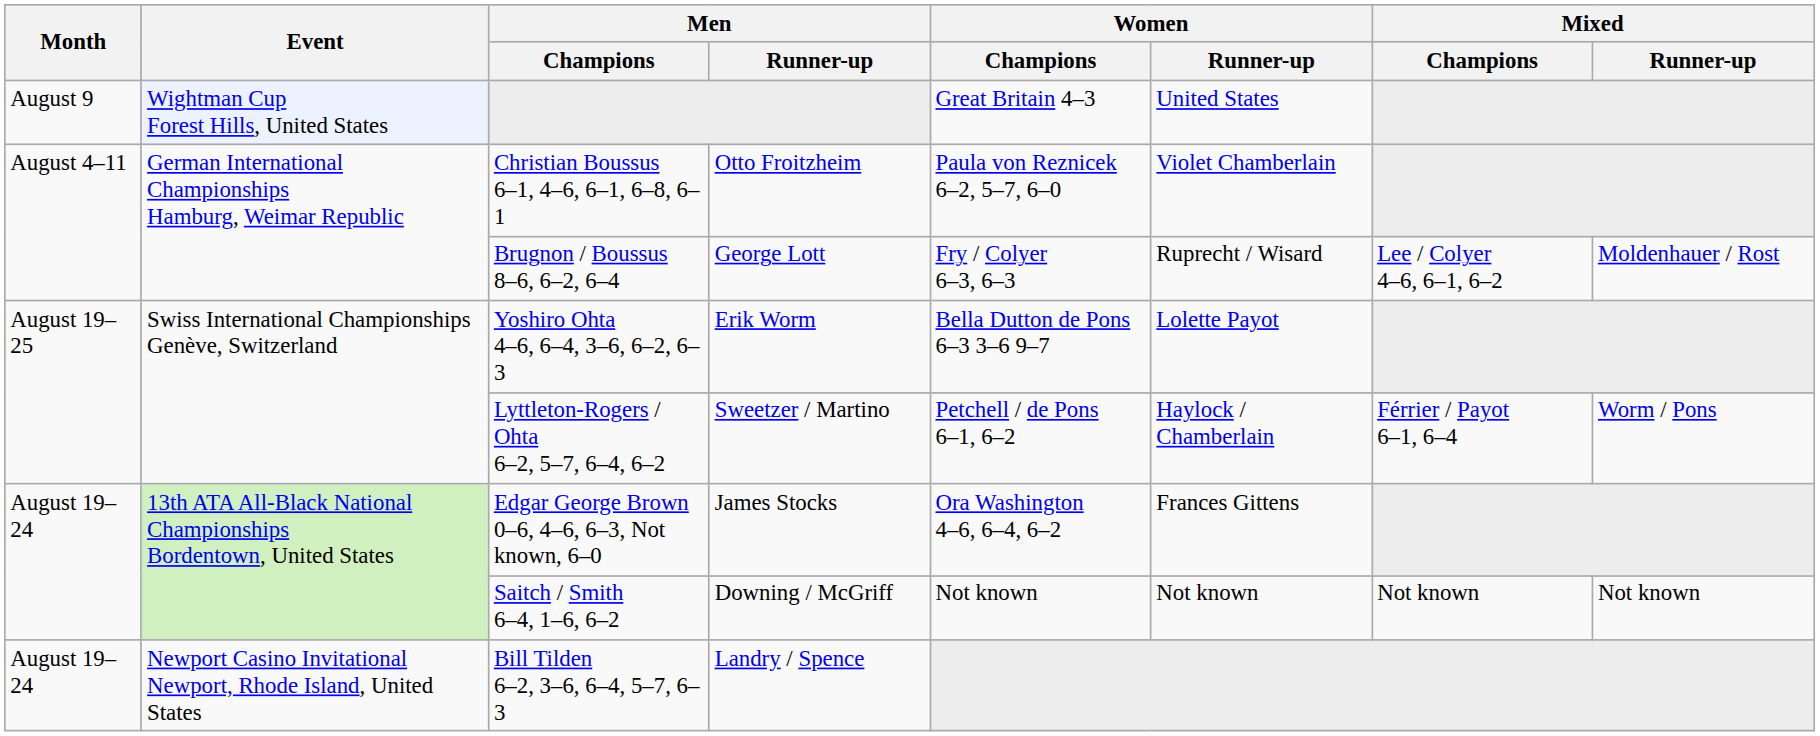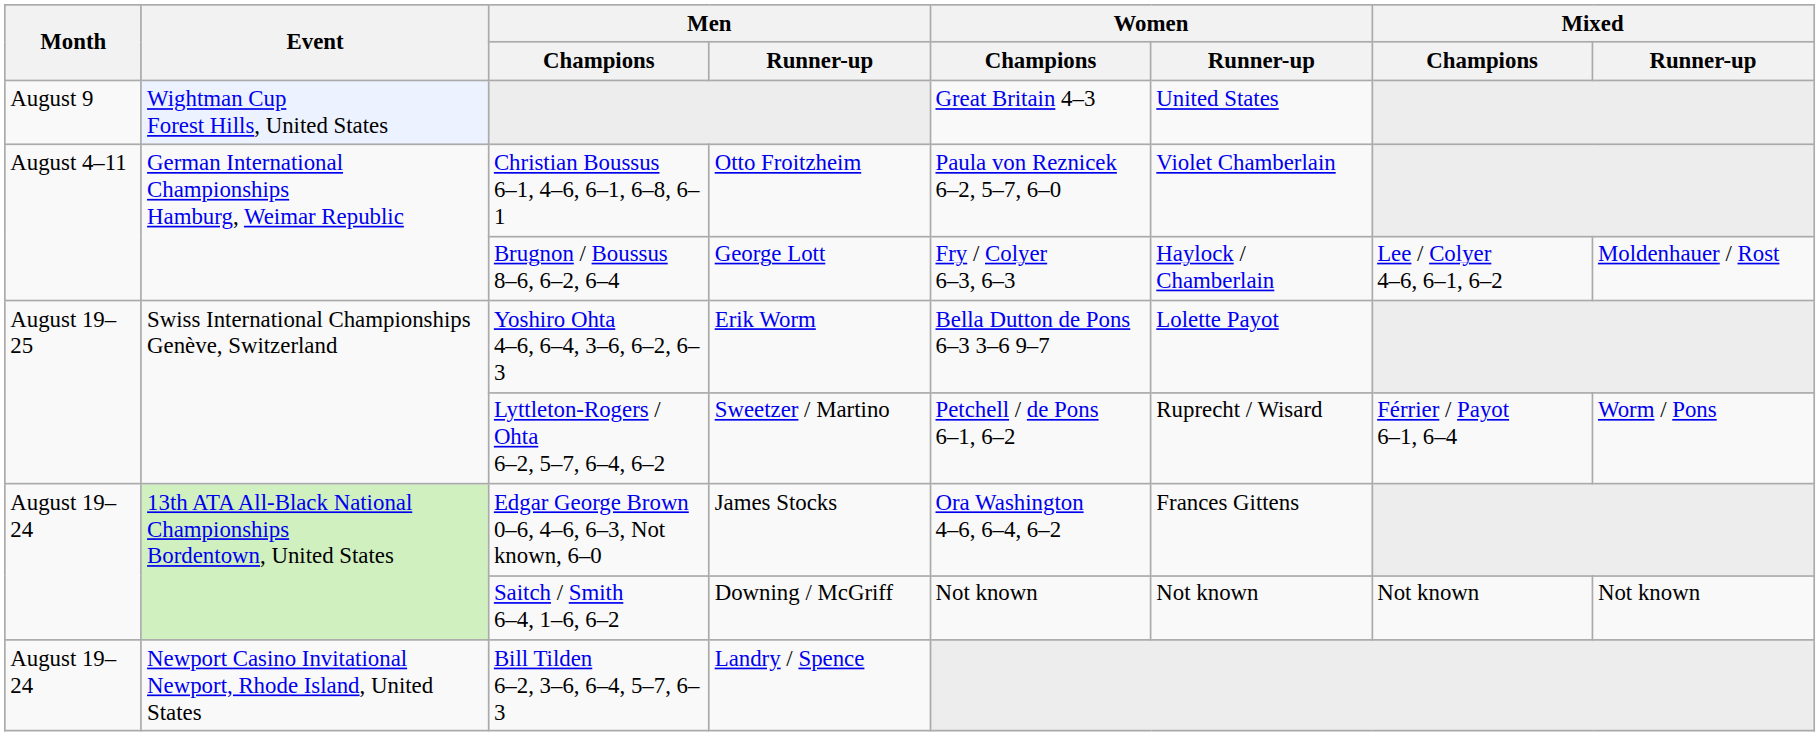(1239, 254) Ruprecht / Wisard -> (1215, 267) Haylock / Chamberlain
(1215, 423) Haylock / Chamberlain -> (1239, 410) Ruprecht / Wisard
